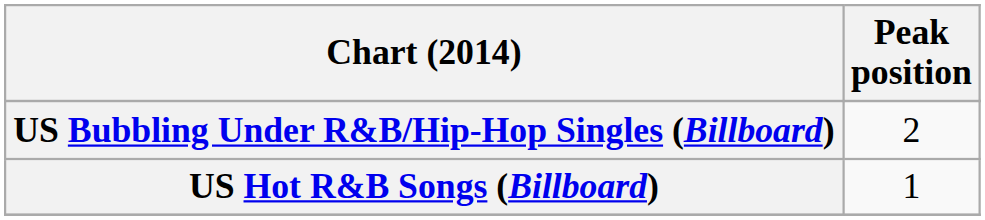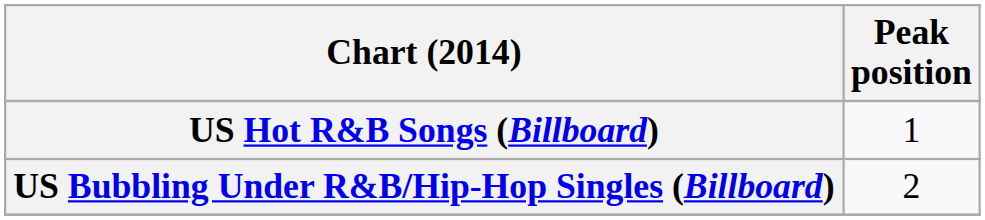rows swapped: (424, 186) <-> (424, 129)
